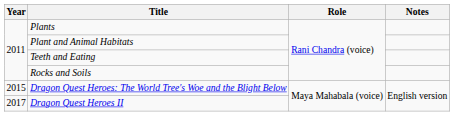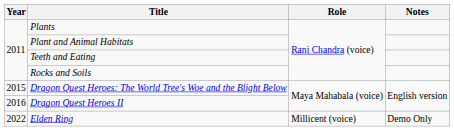(16, 103) 2017 -> (16, 103) 2016
+ row: (52, 118)
